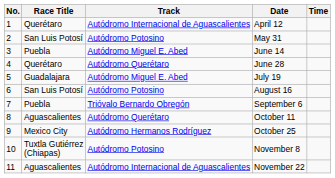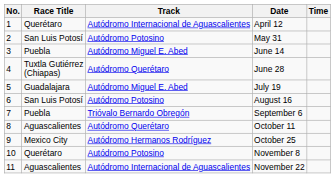(43, 64) Querétaro -> (54, 68) Tuxtla Gutiérrez (Chiapas)
(54, 148) Tuxtla Gutiérrez (Chiapas) -> (43, 153) Querétaro
